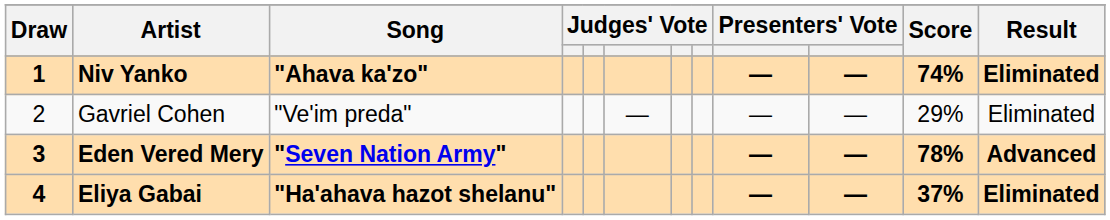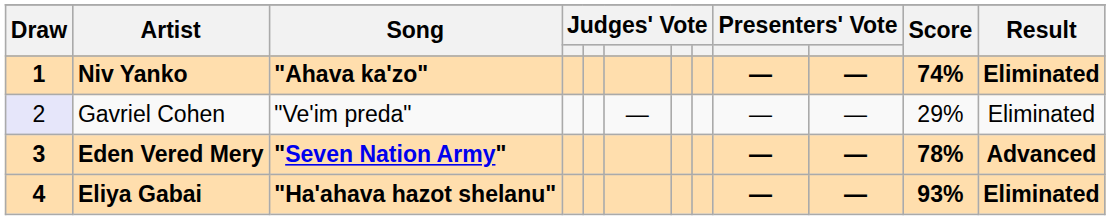(39, 115) no background -> (39, 115) lavender background
(940, 194) 37% -> (940, 194) 93%
